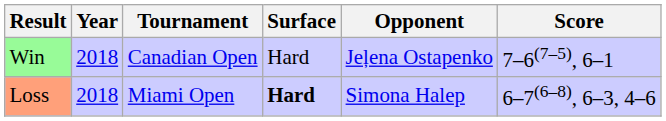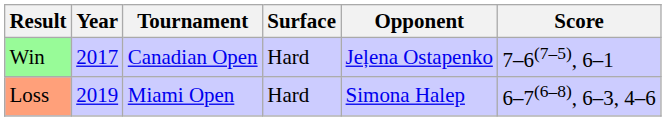(97, 57) 2018 -> (97, 57) 2017
(97, 96) 2018 -> (97, 96) 2019
(291, 96) bold -> (288, 96) normal
